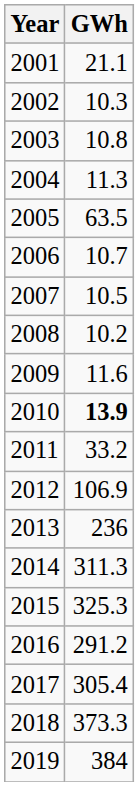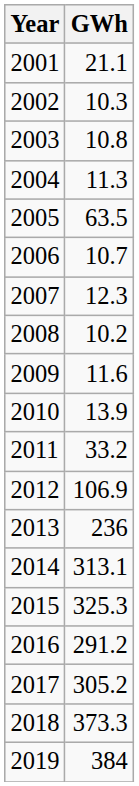(106, 295) 10.5 -> (106, 295) 12.3
(106, 412) bold -> (106, 412) normal
(101, 567) 311.3 -> (100, 567) 313.1
(100, 683) 305.4 -> (100, 683) 305.2
